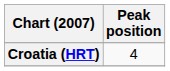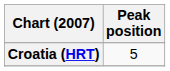(134, 54) 4 -> (134, 54) 5
